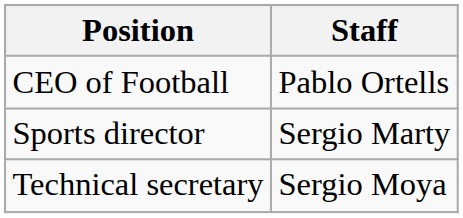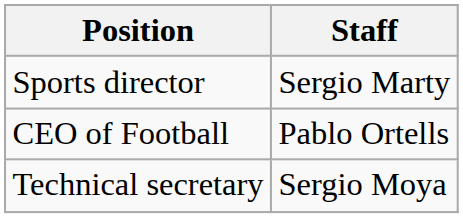rows swapped: (121, 81) <-> (109, 133)
